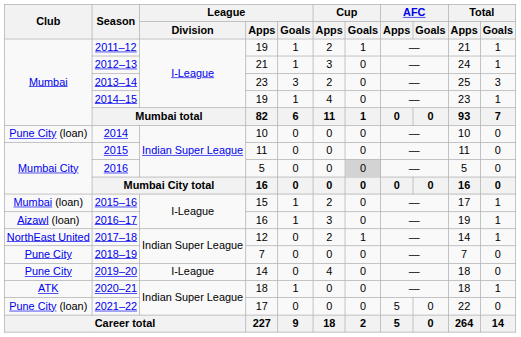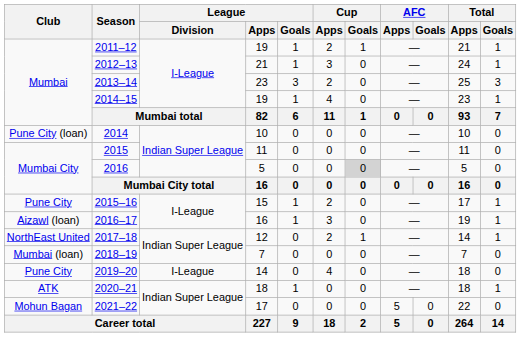(48, 202) Mumbai (loan) -> (48, 202) Pune City
(48, 254) Pune City -> (48, 254) Mumbai (loan)
(48, 306) Pune City (loan) -> (48, 306) Mohun Bagan
